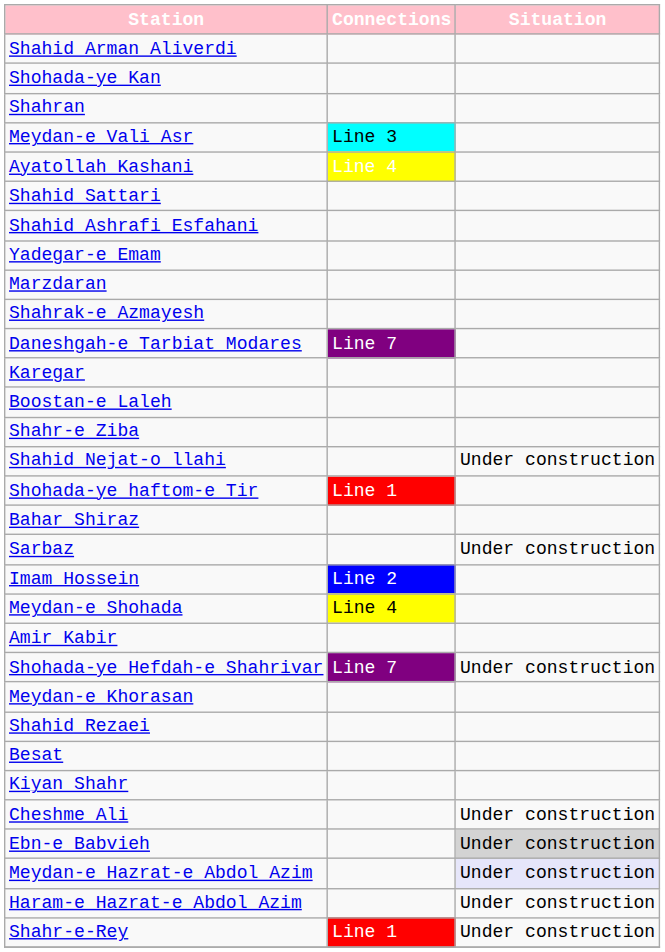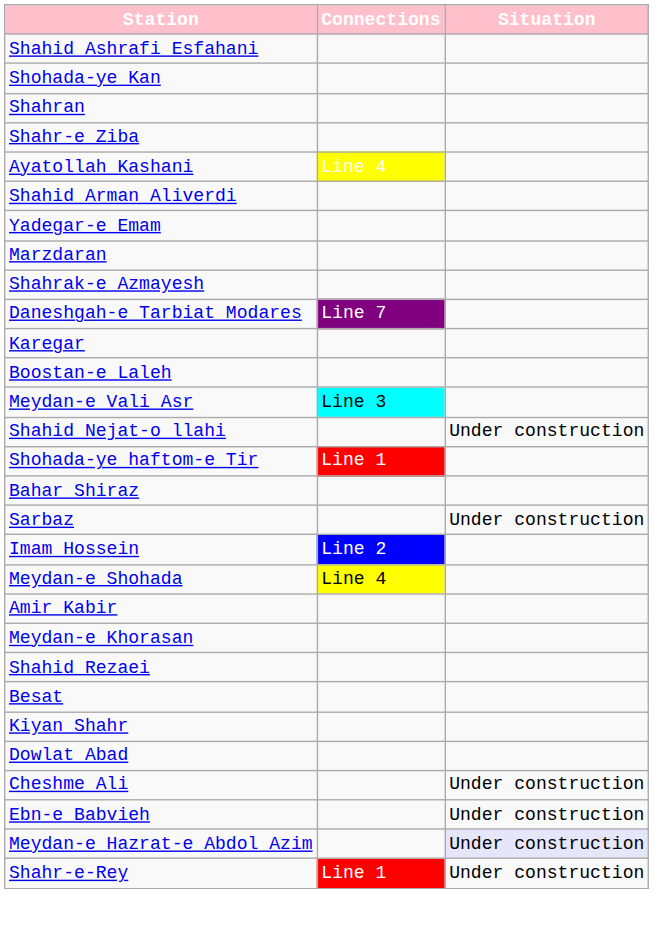rows swapped: (123, 49) <-> (134, 226)
rows swapped: (74, 432) <-> (101, 137)
- row: (85, 196)
- row: (166, 667)
+ row: (69, 756)
(558, 844) lightgrey background -> (547, 815) no background
- row: (155, 903)
